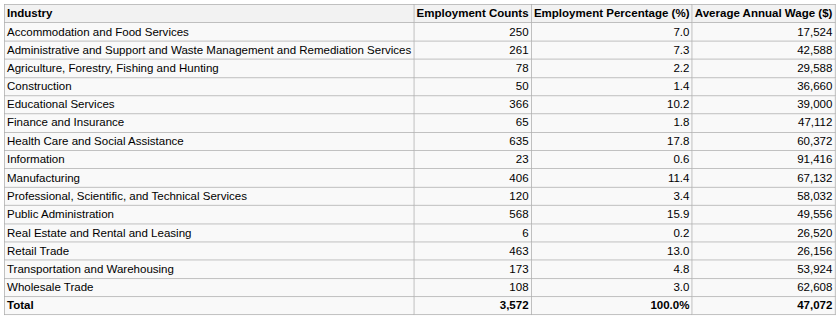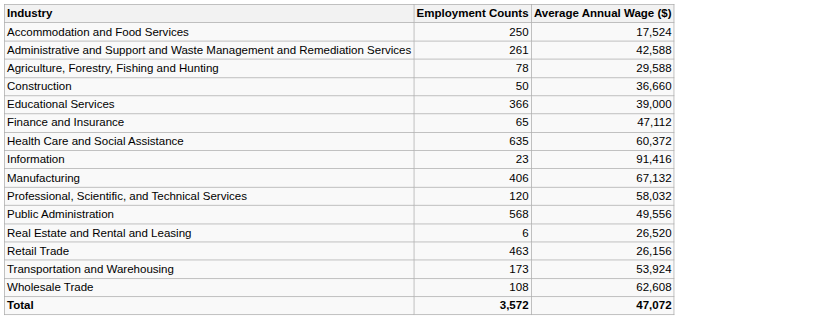- column: (612, 13)
